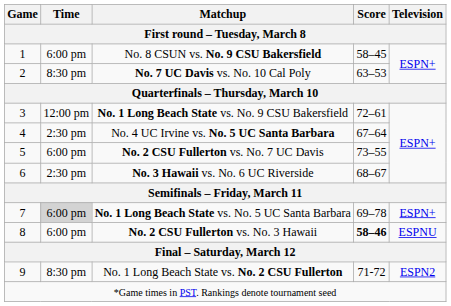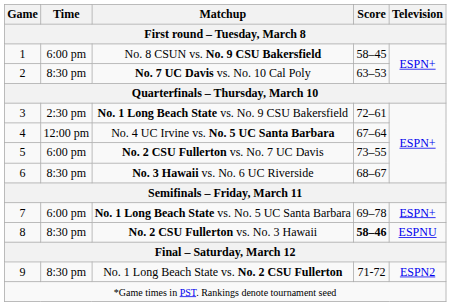(66, 113) 12:00 pm -> (66, 113) 2:30 pm
(66, 133) 2:30 pm -> (66, 133) 12:00 pm
(66, 172) 2:30 pm -> (66, 172) 8:30 pm
(66, 212) lightgrey background -> (66, 212) no background
(66, 232) 6:00 pm -> (66, 232) 8:30 pm
